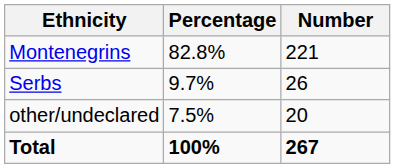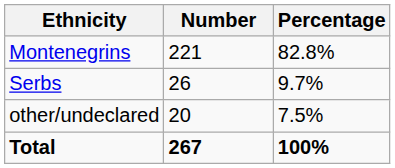columns swapped: (336, 20) <-> (222, 20)
